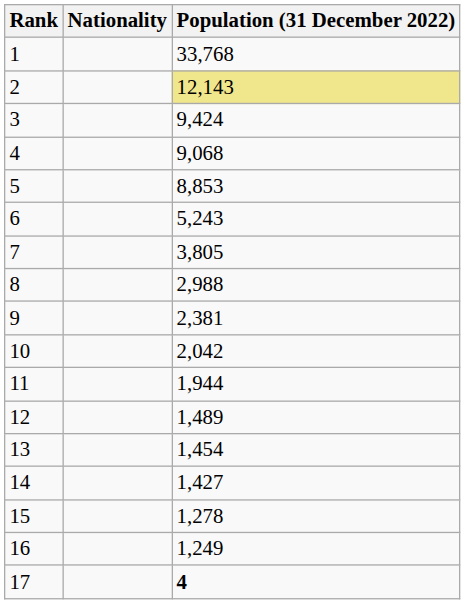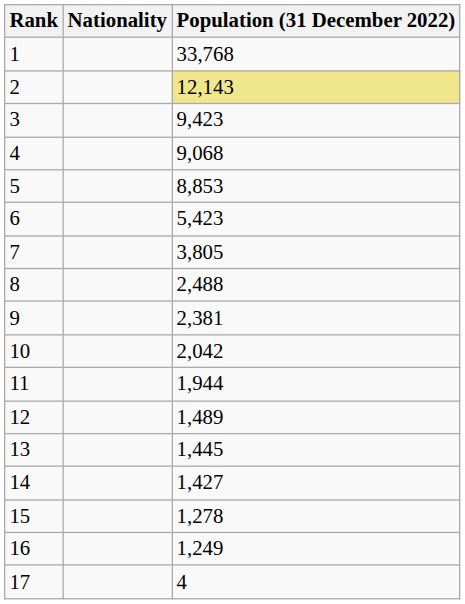(200, 119) 9,424 -> (200, 119) 9,423
(200, 218) 5,243 -> (200, 218) 5,423
(200, 284) 2,988 -> (200, 284) 2,488
(200, 449) 1,454 -> (200, 449) 1,445
(182, 581) bold -> (182, 581) normal
